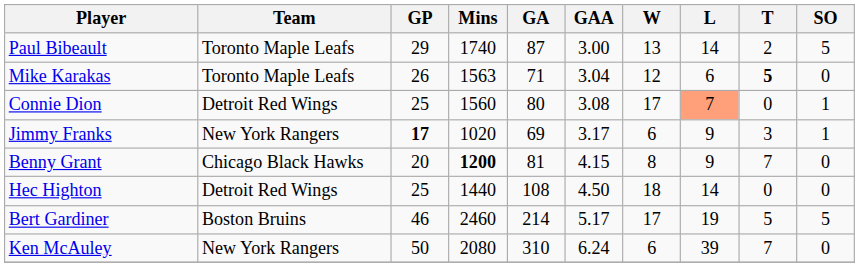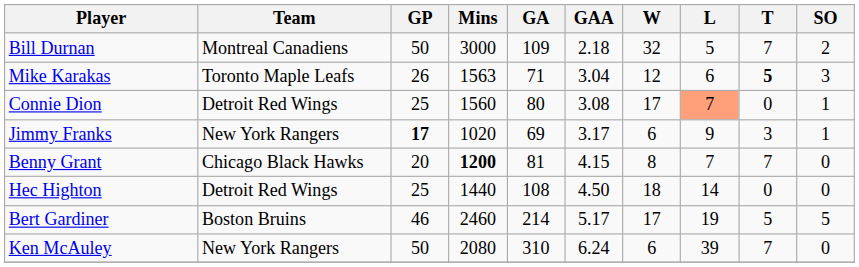+ row: (52, 47)
- row: (58, 47)
(826, 76) 0 -> (826, 76) 3
(710, 162) 9 -> (710, 162) 7
